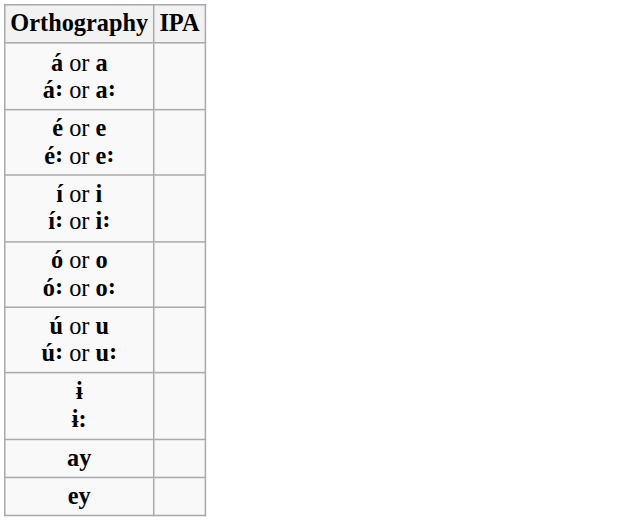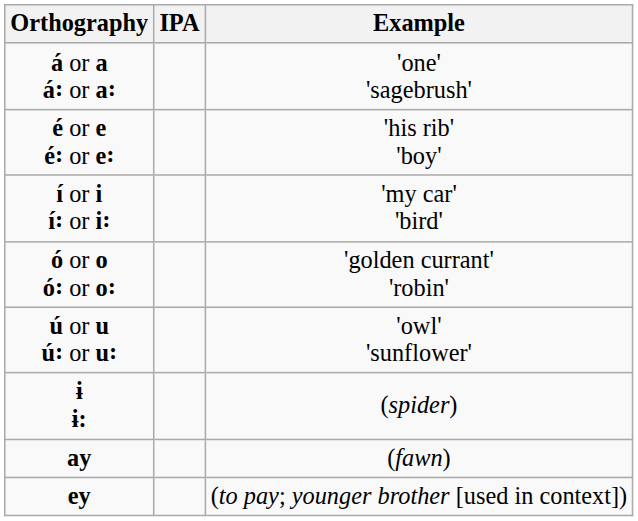+ column: (419, 23)
